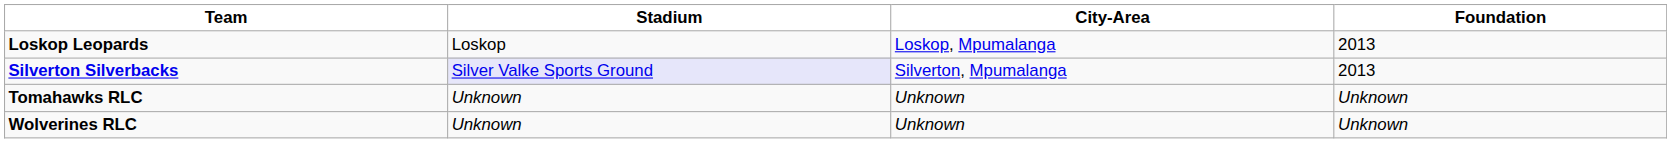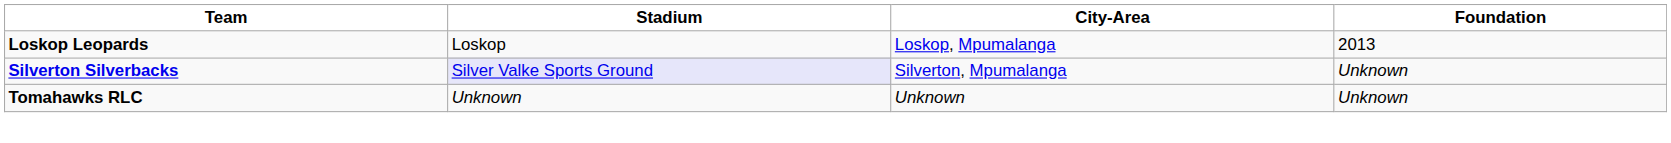(1357, 71) 2013 -> (1373, 71) Unknown
- row: (73, 124)
